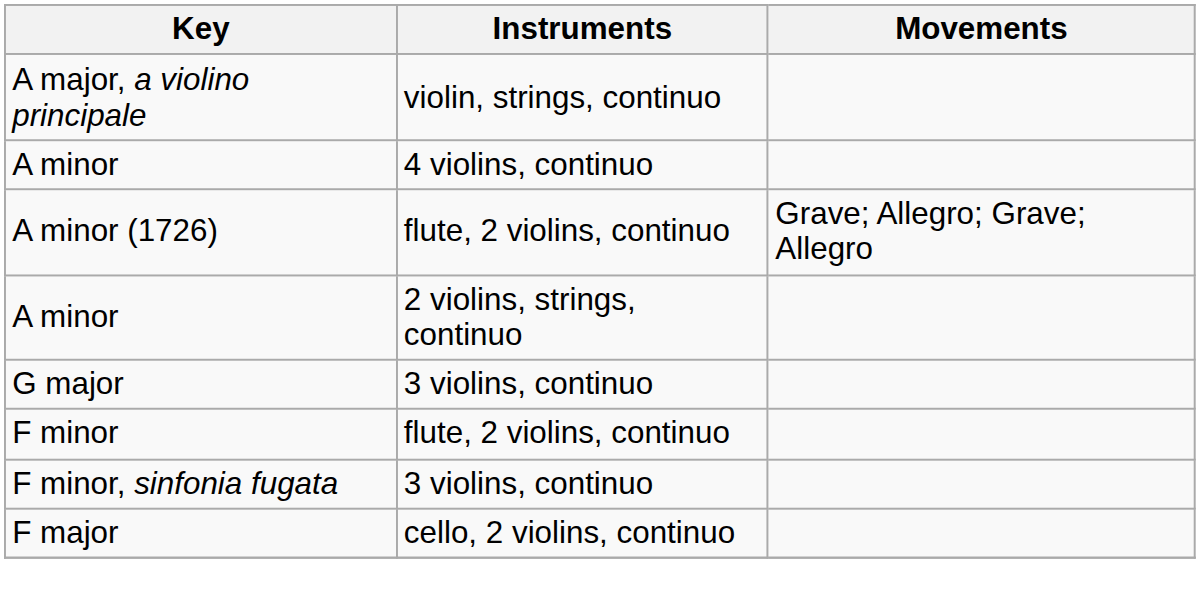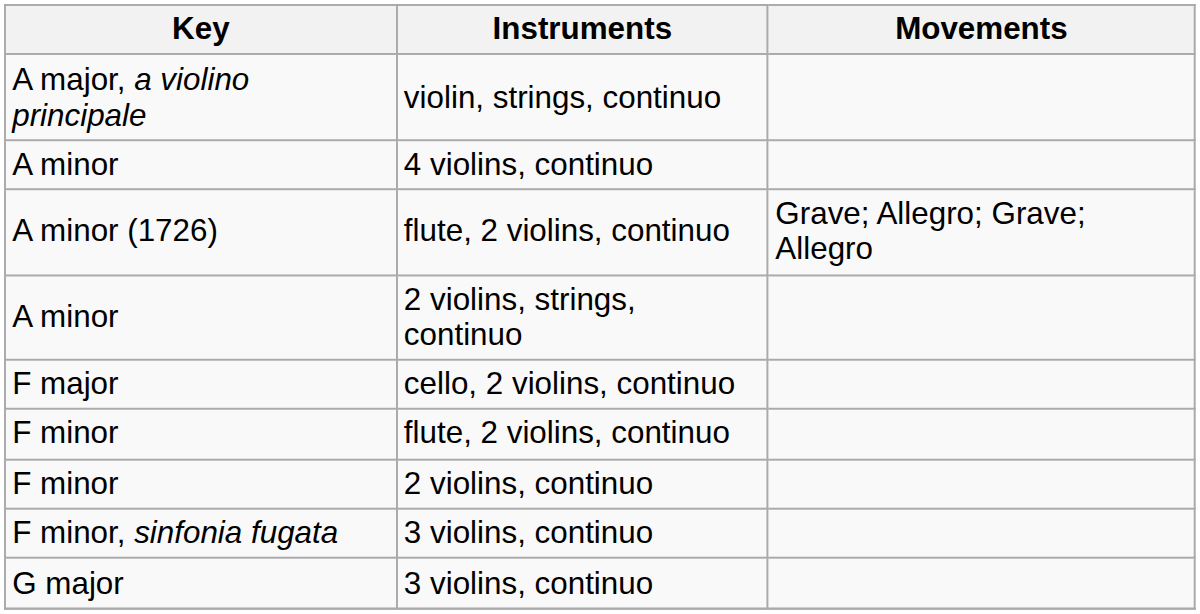rows swapped: (65, 533) <-> (68, 383)
+ row: (65, 483)
